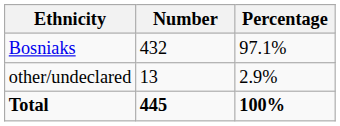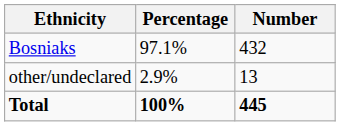columns swapped: (185, 18) <-> (285, 18)
